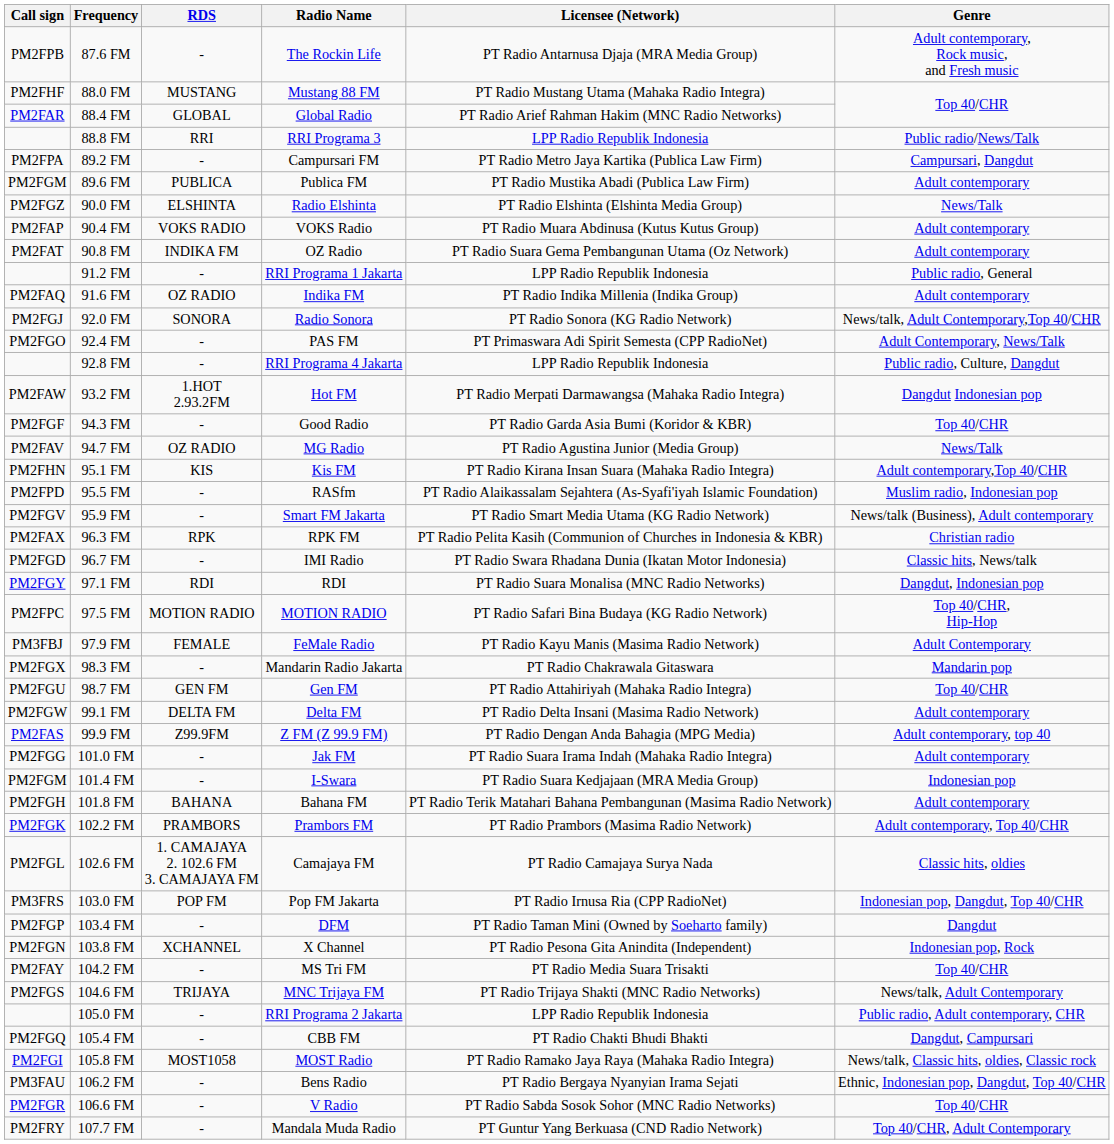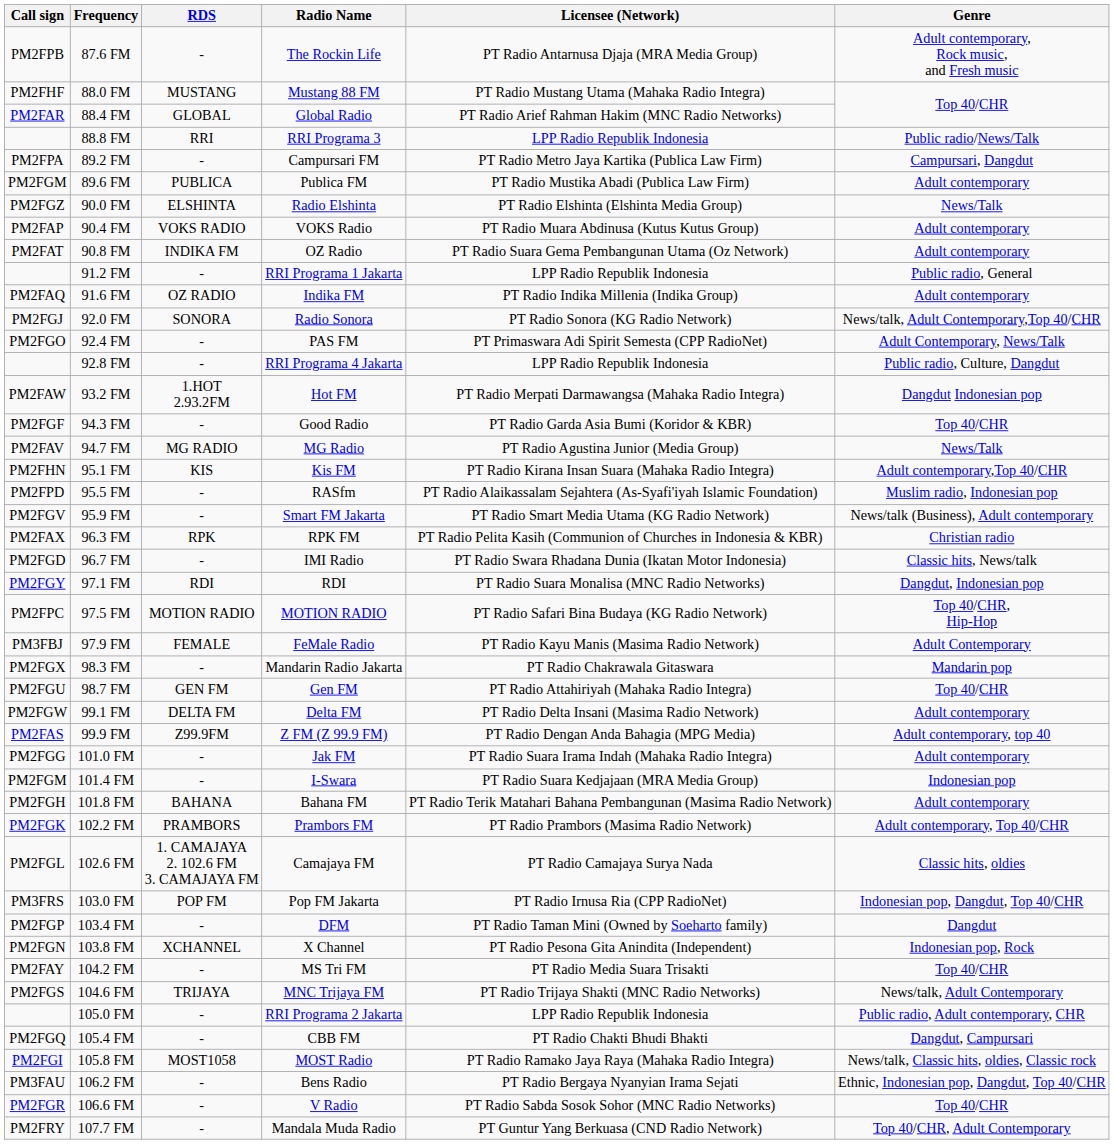(202, 447) OZ RADIO -> (202, 447) MG RADIO
